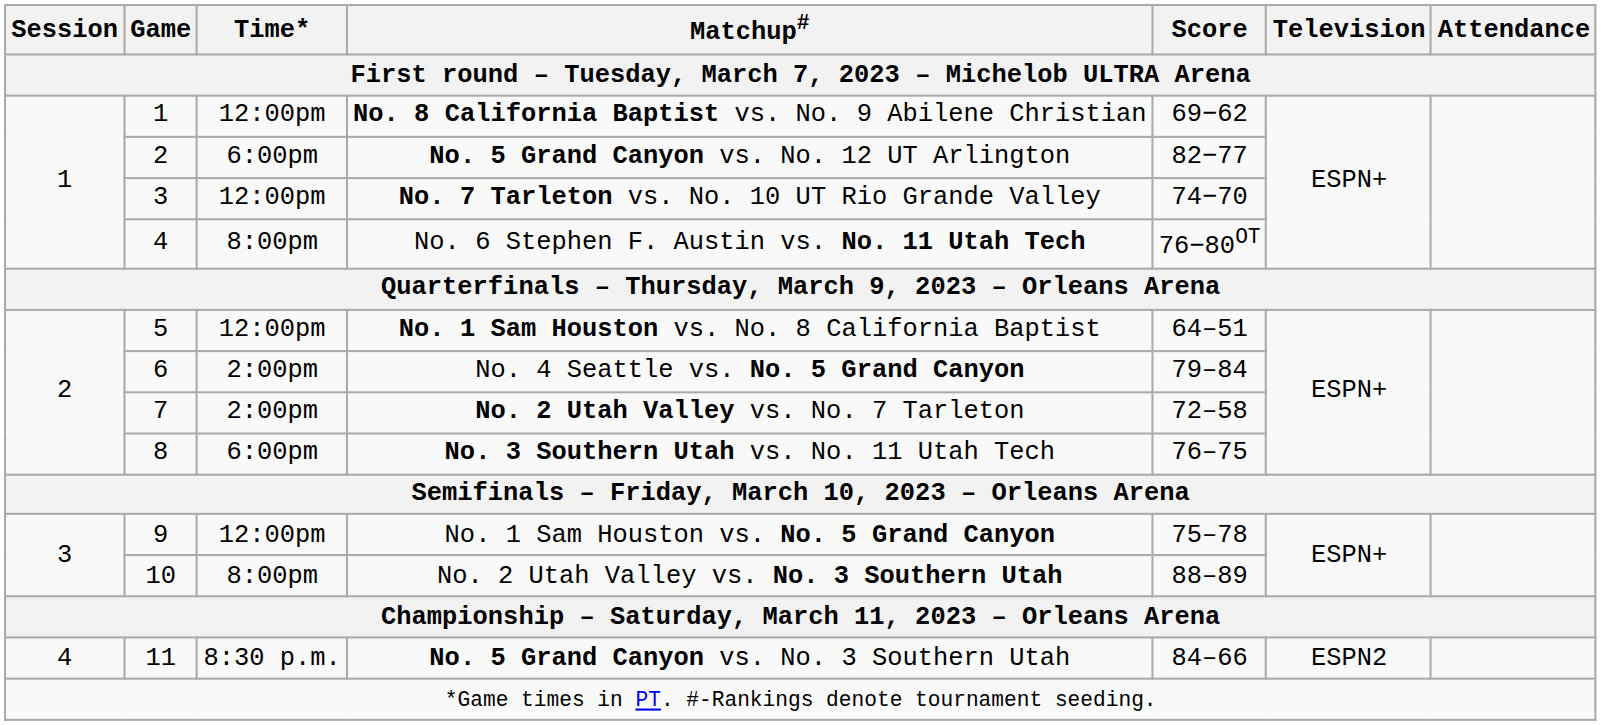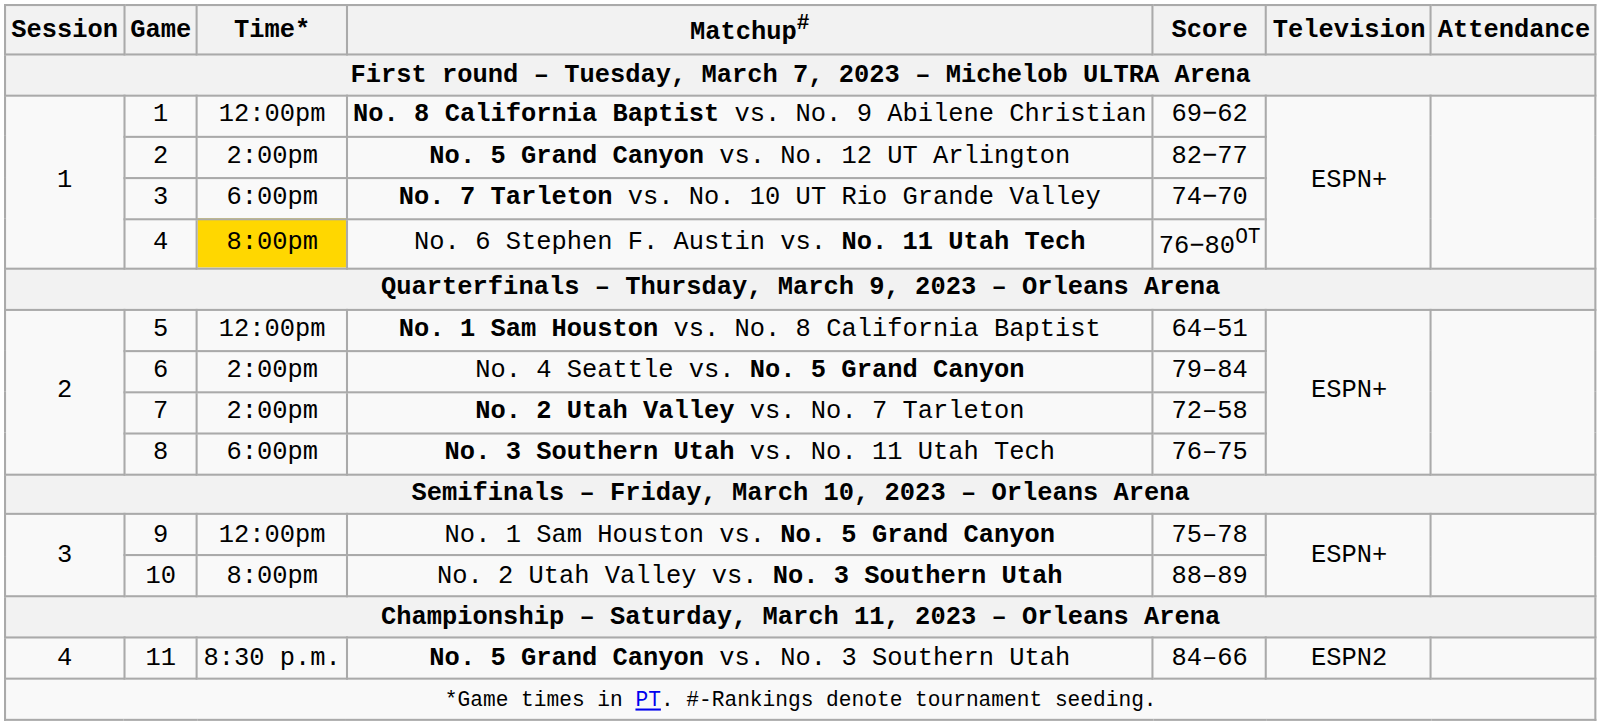(272, 158) 6:00pm -> (272, 158) 2:00pm
(272, 199) 12:00pm -> (272, 199) 6:00pm
(272, 244) no background -> (272, 244) gold background
